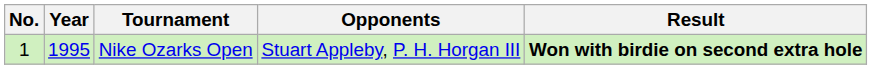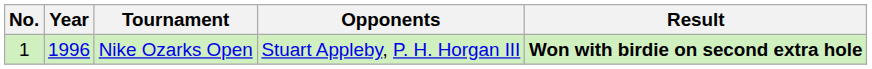(69, 50) 1995 -> (69, 50) 1996
